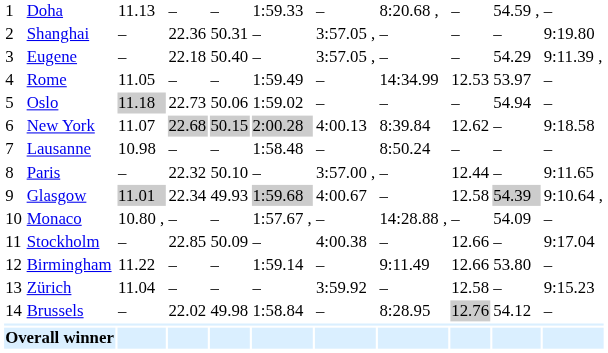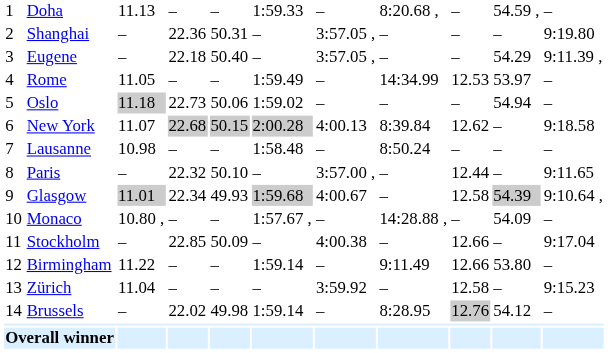(278, 310) 1:58.84 -> (278, 310) 1:59.14
